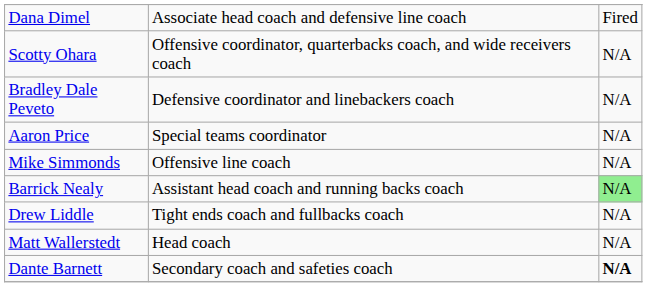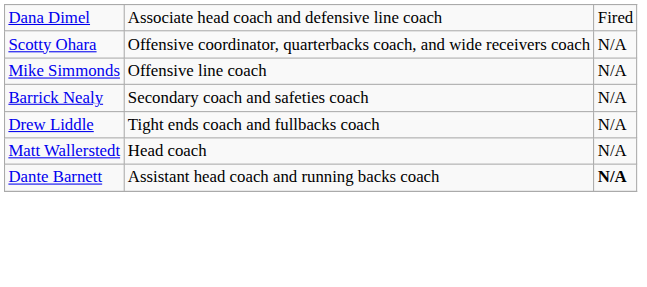- row: (53, 99)
- row: (49, 135)
(308, 188) Assistant head coach and running backs coach -> (248, 97) Secondary coach and safeties coach
(617, 188) lightgreen background -> (612, 97) no background
(272, 268) Secondary coach and safeties coach -> (284, 177) Assistant head coach and running backs coach
